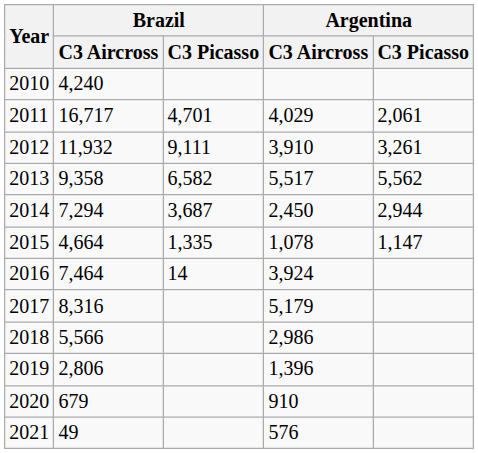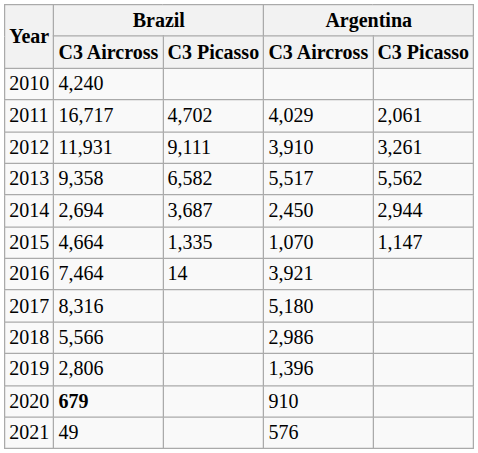(190, 115) 4,701 -> (190, 115) 4,702
(86, 147) 11,932 -> (86, 147) 11,931
(81, 210) 7,294 -> (81, 210) 2,694
(291, 242) 1,078 -> (291, 242) 1,070
(291, 274) 3,924 -> (291, 274) 3,921
(291, 305) 5,179 -> (291, 305) 5,180
(73, 400) normal -> (73, 400) bold
